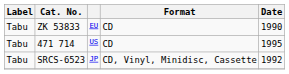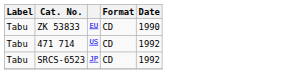(272, 44) 1995 -> (149, 44) 1992
(180, 60) CD, Vinyl, Minidisc, Cassette -> (108, 60) CD
